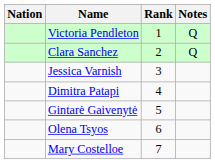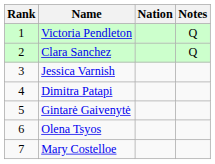columns swapped: (159, 14) <-> (25, 14)
